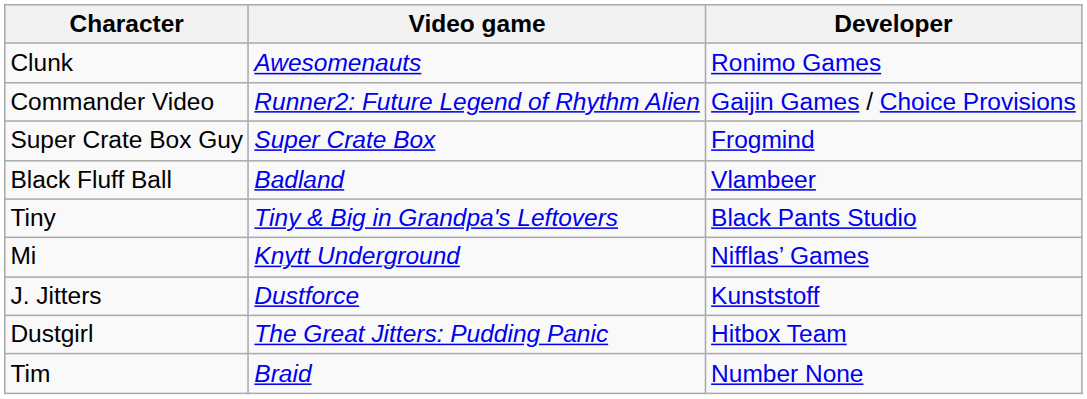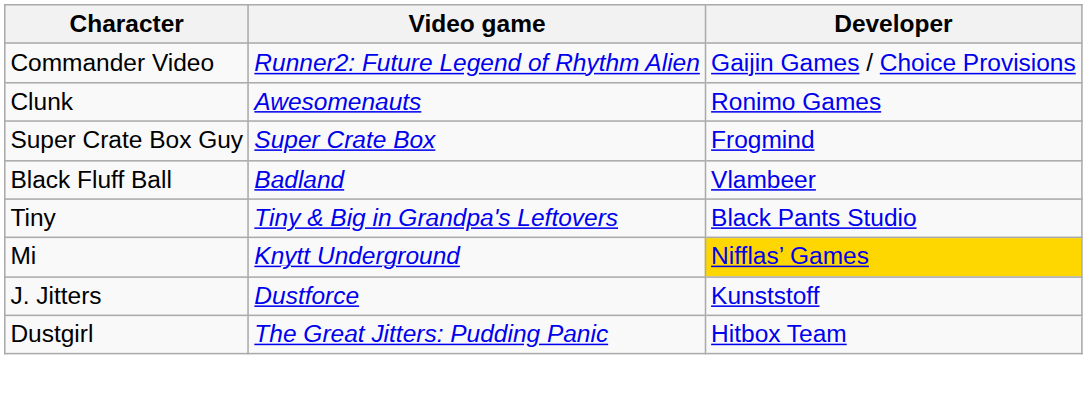rows swapped: (112, 101) <-> (42, 62)
(790, 256) no background -> (790, 256) gold background
- row: (30, 373)
